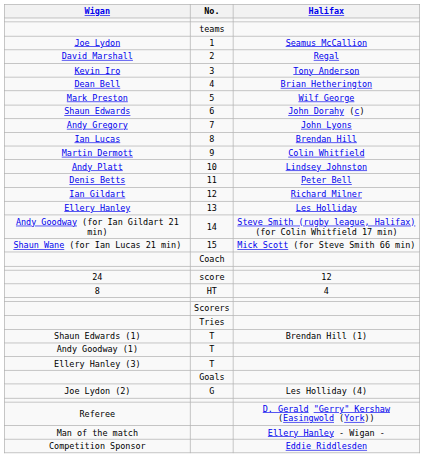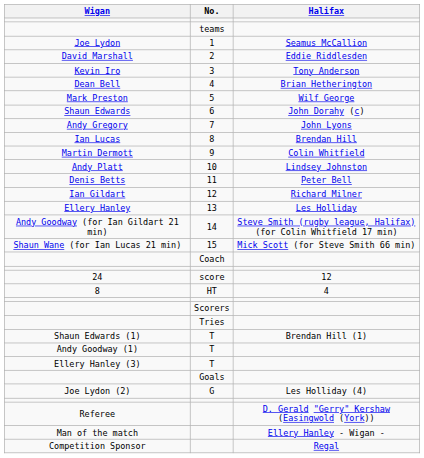(326, 57) Regal -> (326, 57) Eddie Riddlesden
(326, 446) Eddie Riddlesden -> (326, 446) Regal
